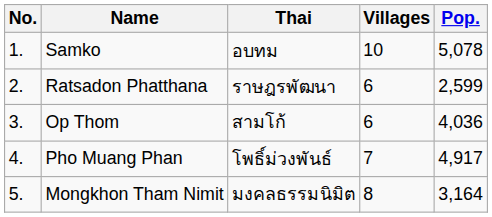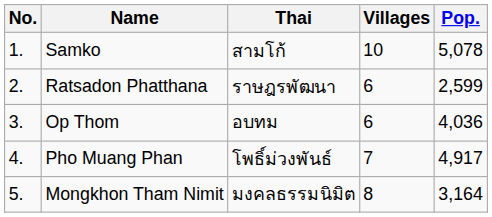(255, 51) อบทม -> (259, 51) สามโก้
(259, 123) สามโก้ -> (255, 123) อบทม
